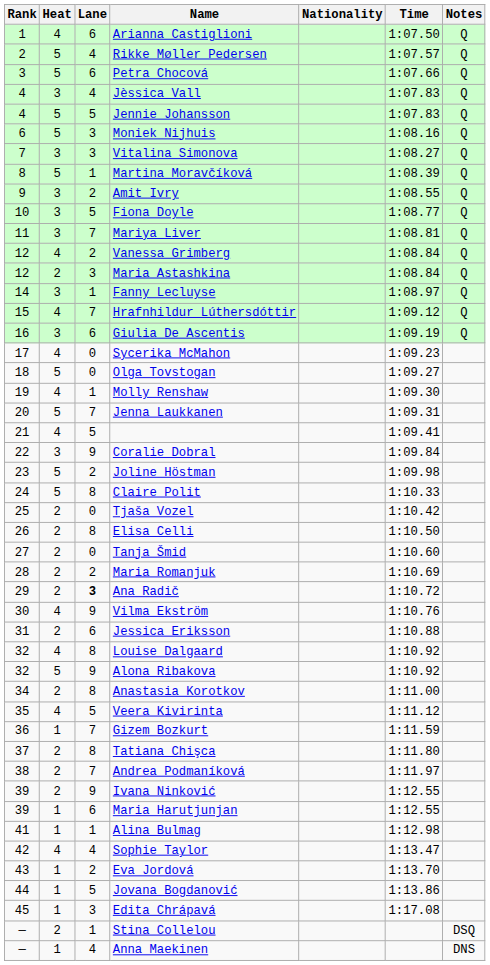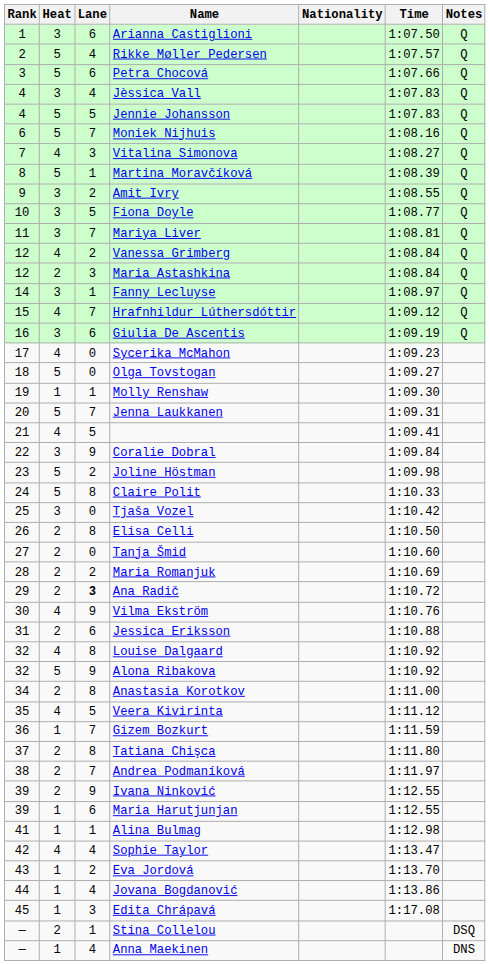(57, 34) 4 -> (57, 34) 3
(92, 134) 3 -> (92, 134) 7
(57, 154) 3 -> (57, 154) 4
(57, 393) 4 -> (57, 393) 1
(57, 512) 2 -> (57, 512) 3
(92, 891) 5 -> (92, 891) 4
